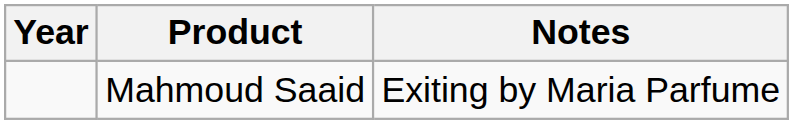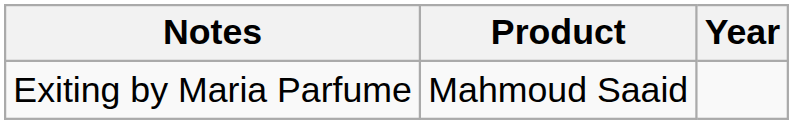columns swapped: (51, 32) <-> (581, 32)
